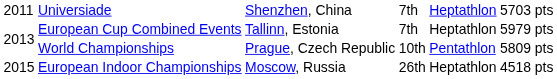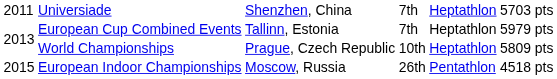(463, 48) Pentathlon -> (463, 48) Heptathlon
(463, 67) Heptathlon -> (463, 67) Pentathlon
